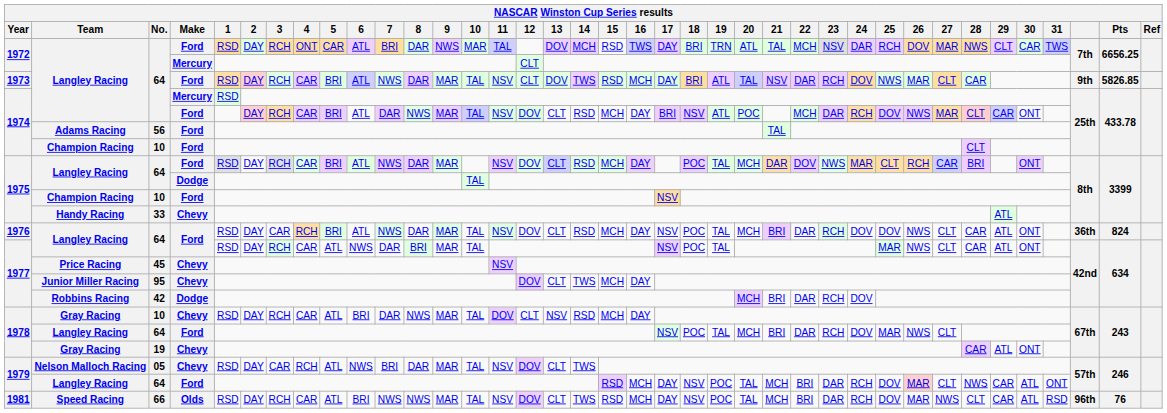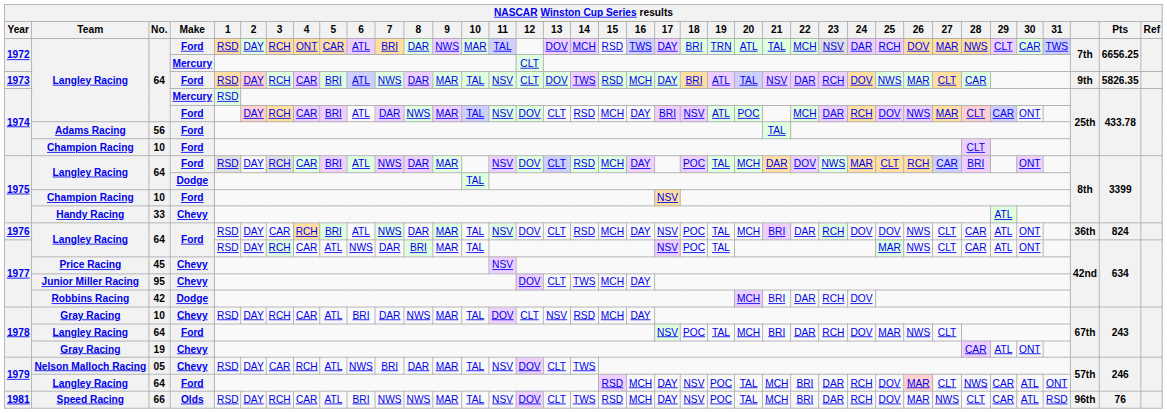(1120, 80) 5826.85 -> (1120, 80) 5826.35
